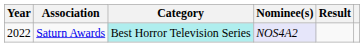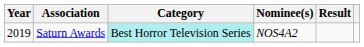(19, 32) 2022 -> (19, 32) 2019
(277, 32) lavender background -> (277, 32) no background
